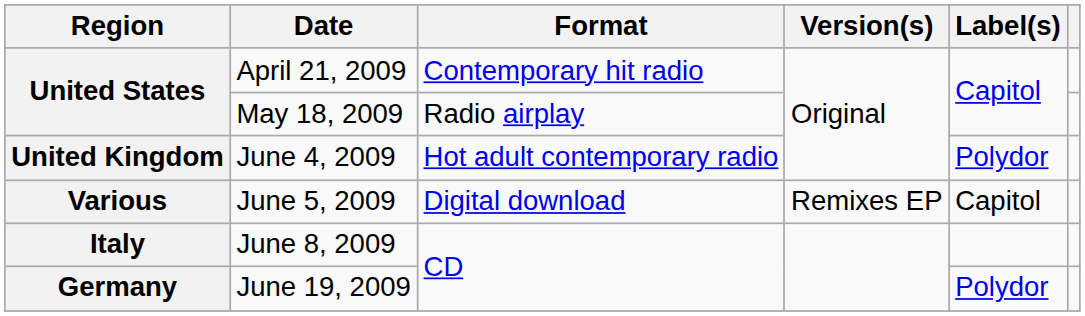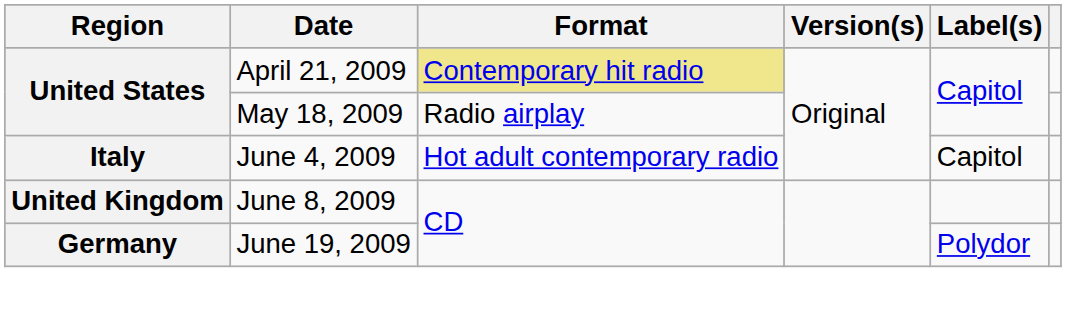(563, 69) no background -> (563, 69) khaki background
(117, 157) United Kingdom -> (117, 157) Italy
(1002, 157) Polydor -> (980, 157) Capitol
- row: (316, 200)
(117, 244) Italy -> (117, 200) United Kingdom
